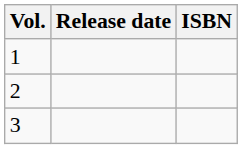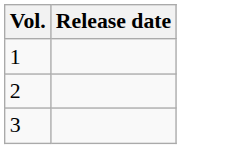- column: (207, 21)
